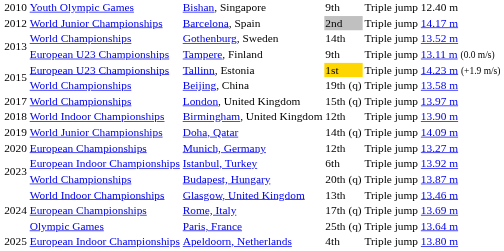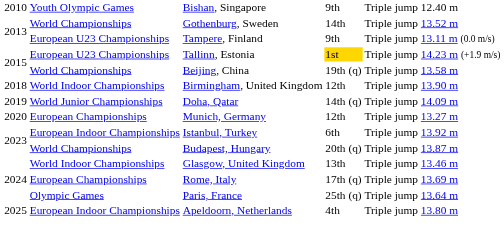- row: (222, 23)
- row: (242, 101)
